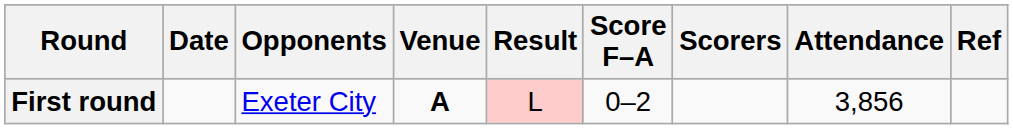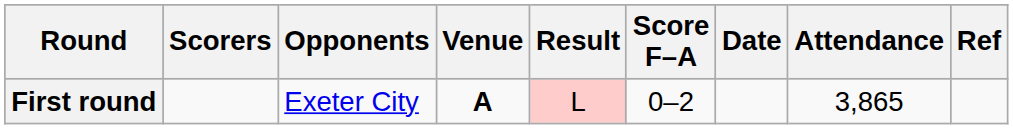columns swapped: (199, 41) <-> (730, 41)
(869, 100) 3,856 -> (869, 100) 3,865
